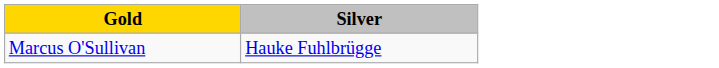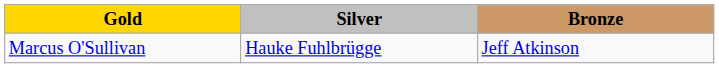+ column: (596, 18)
